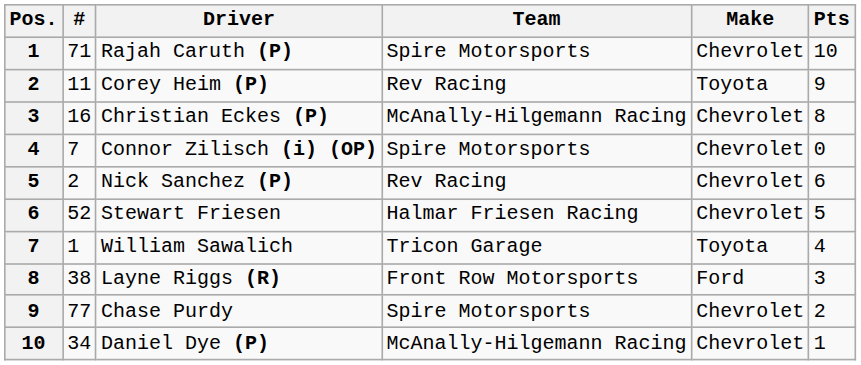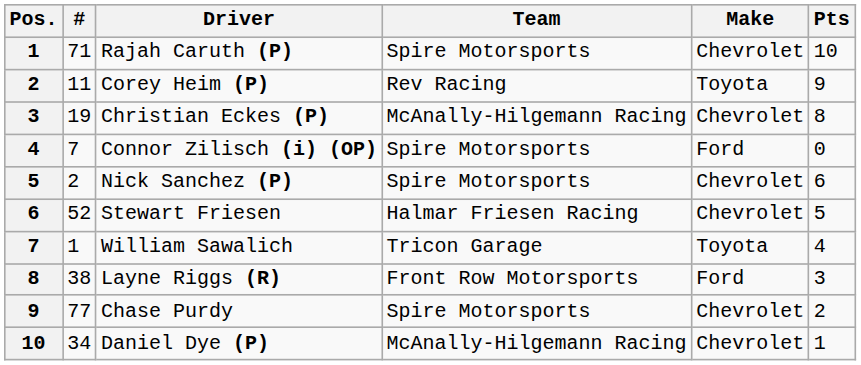(79, 118) 16 -> (79, 118) 19
(750, 150) Chevrolet -> (720, 150) Ford
(447, 183) Rev Racing -> (489, 183) Spire Motorsports
